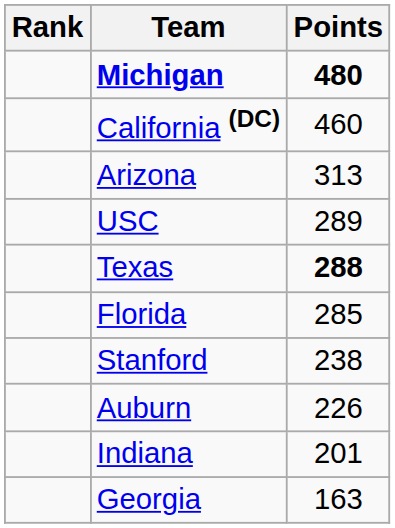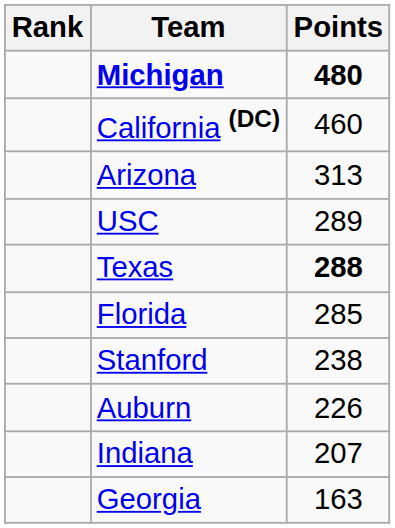(338, 453) 201 -> (338, 453) 207
